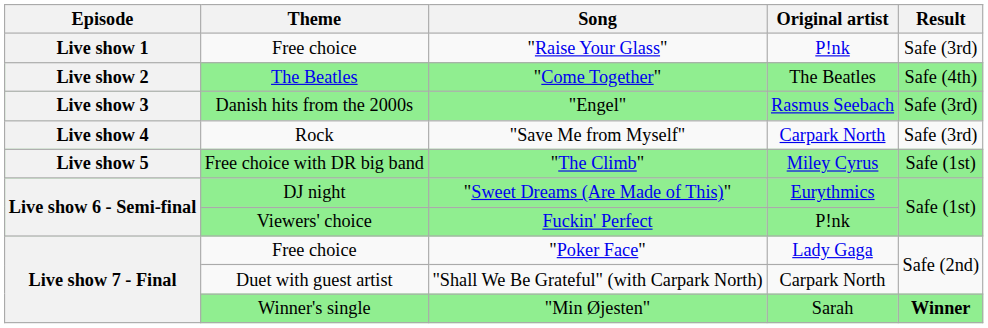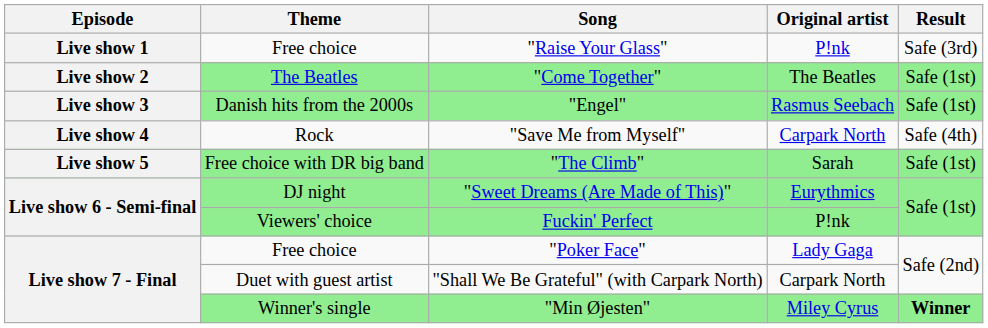(941, 76) Safe (4th) -> (941, 76) Safe (1st)
(941, 105) Safe (3rd) -> (941, 105) Safe (1st)
(941, 134) Safe (3rd) -> (941, 134) Safe (4th)
(833, 163) Miley Cyrus -> (833, 163) Sarah
(833, 308) Sarah -> (833, 308) Miley Cyrus
